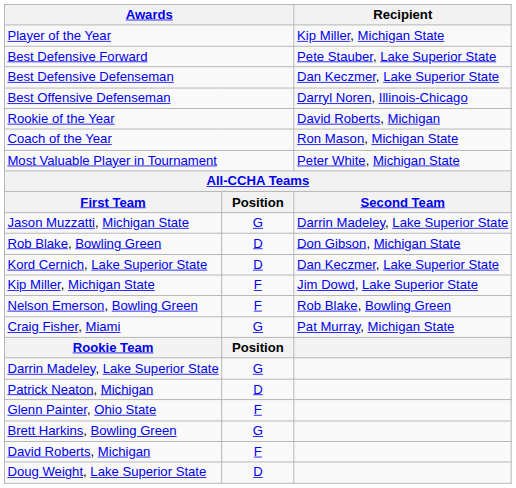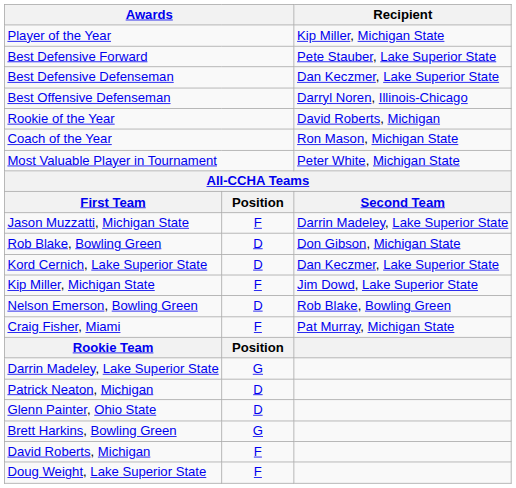(258, 222) G -> (258, 222) F
(258, 306) F -> (258, 306) D
(258, 327) G -> (258, 327) F
(258, 410) F -> (258, 410) D
(258, 472) D -> (258, 472) F
